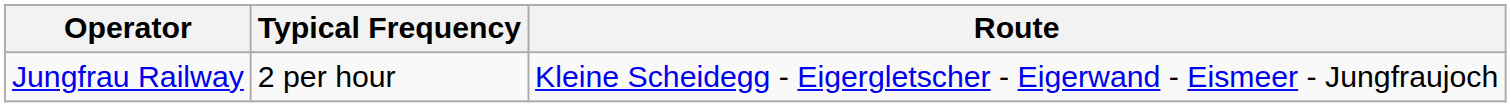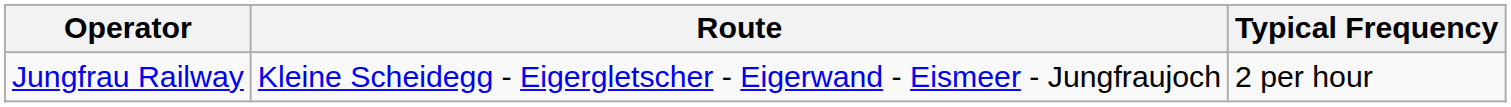columns swapped: (1017, 28) <-> (389, 28)
